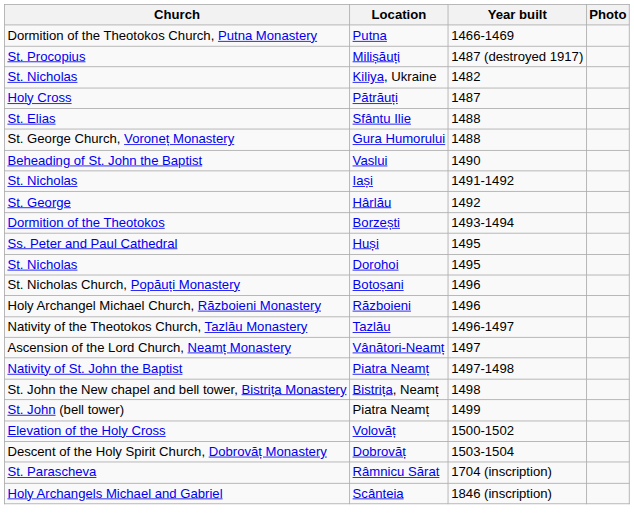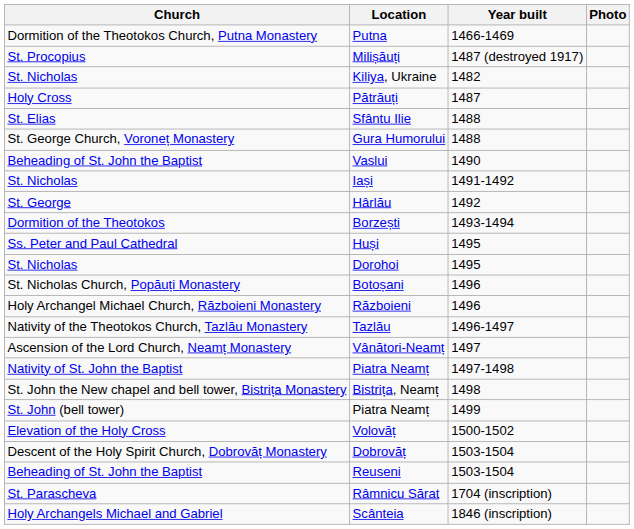+ row: (105, 472)
